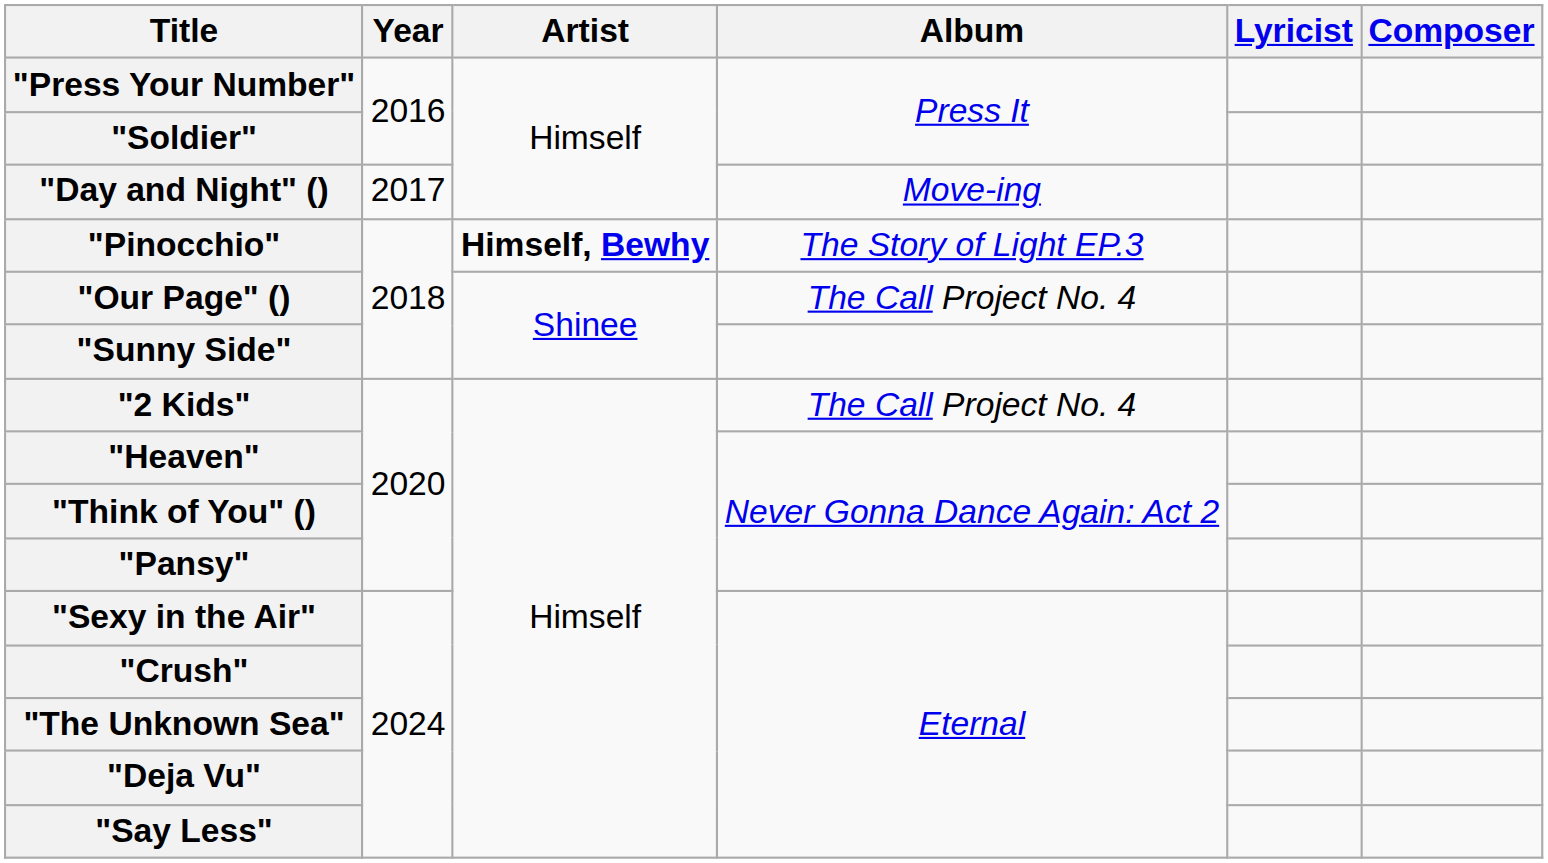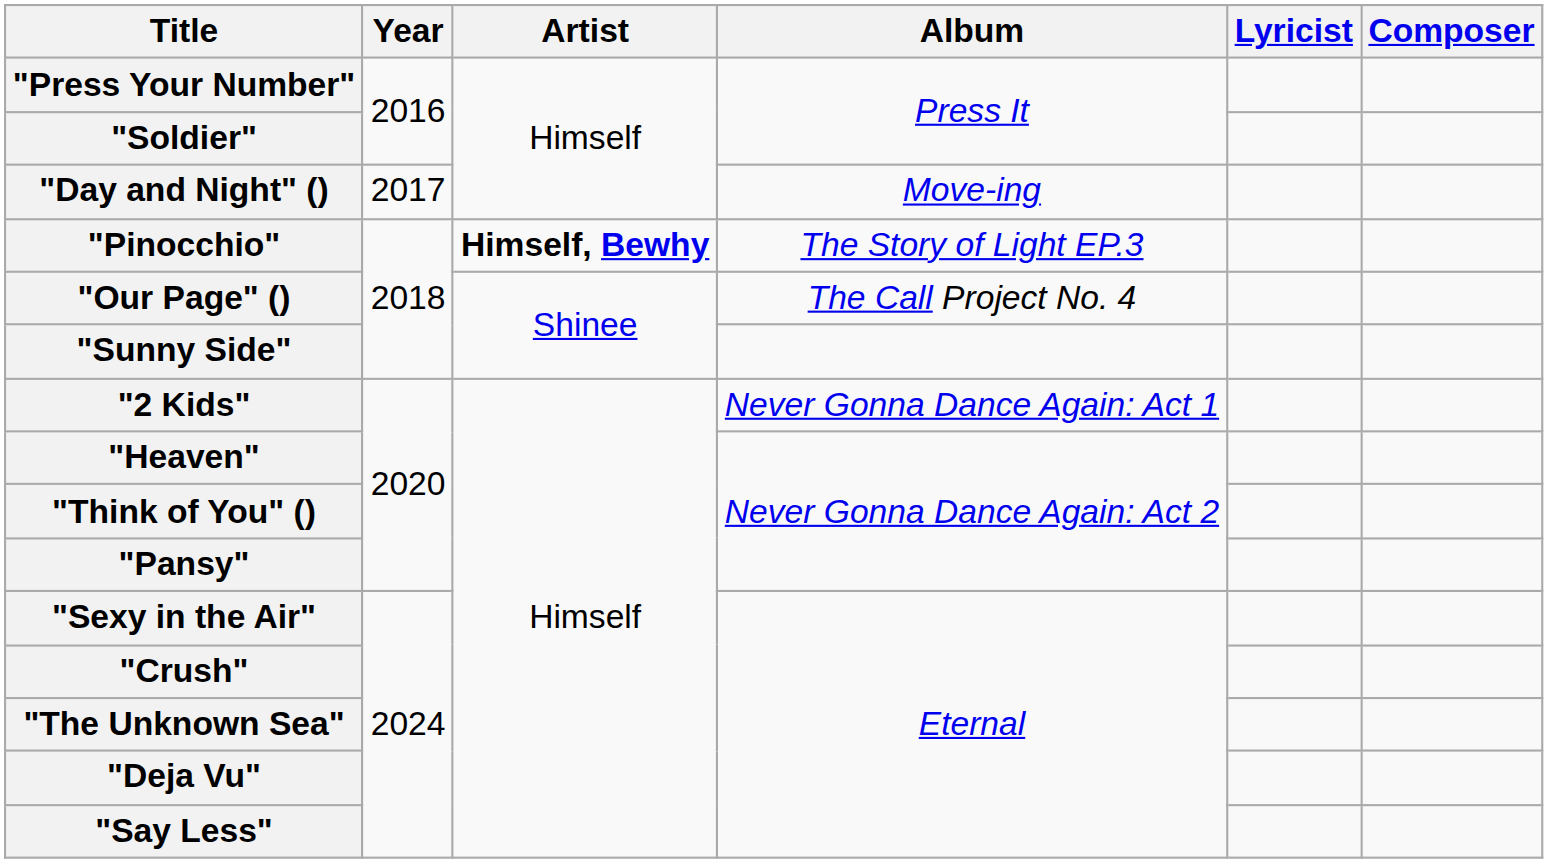(972, 404) The Call Project No. 4 -> (972, 404) Never Gonna Dance Again: Act 1
